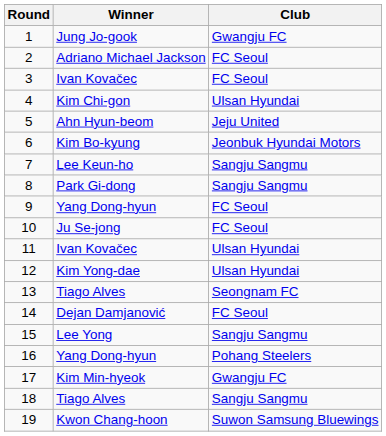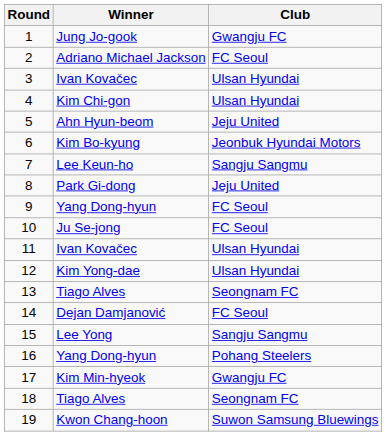(240, 79) FC Seoul -> (256, 79) Ulsan Hyundai
(260, 185) Sangju Sangmu -> (245, 185) Jeju United
(260, 398) Sangju Sangmu -> (255, 398) Seongnam FC
